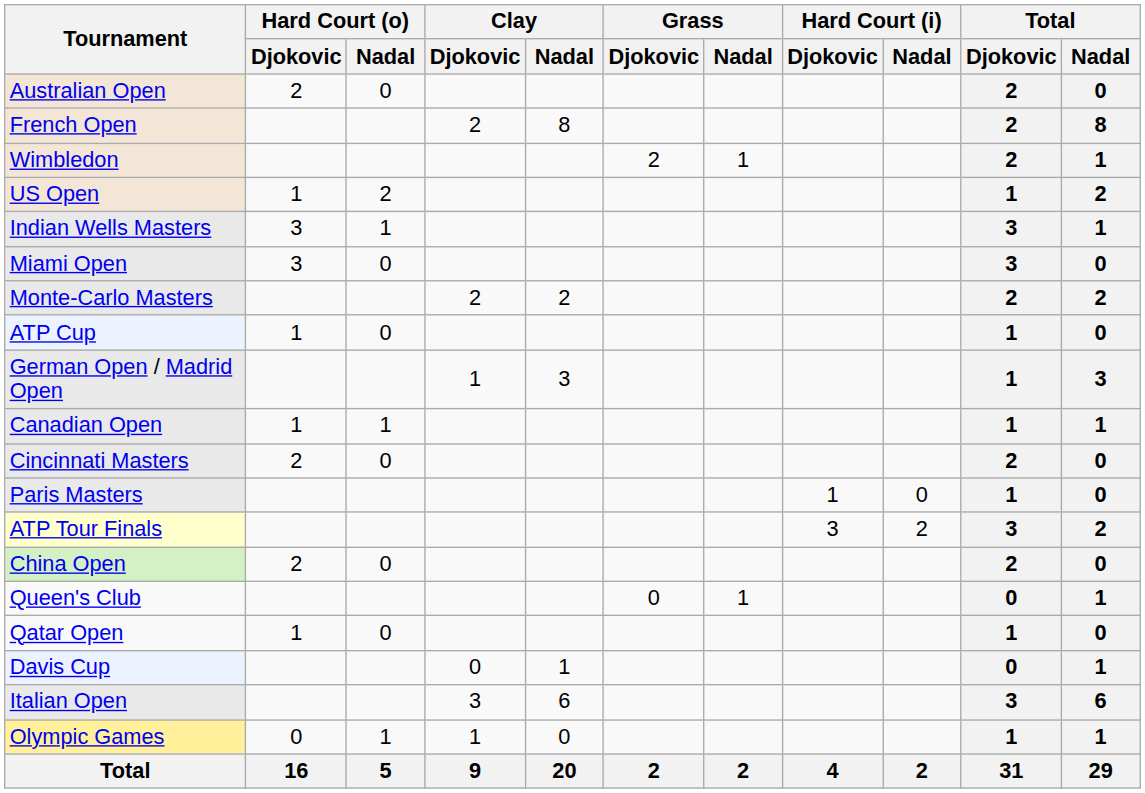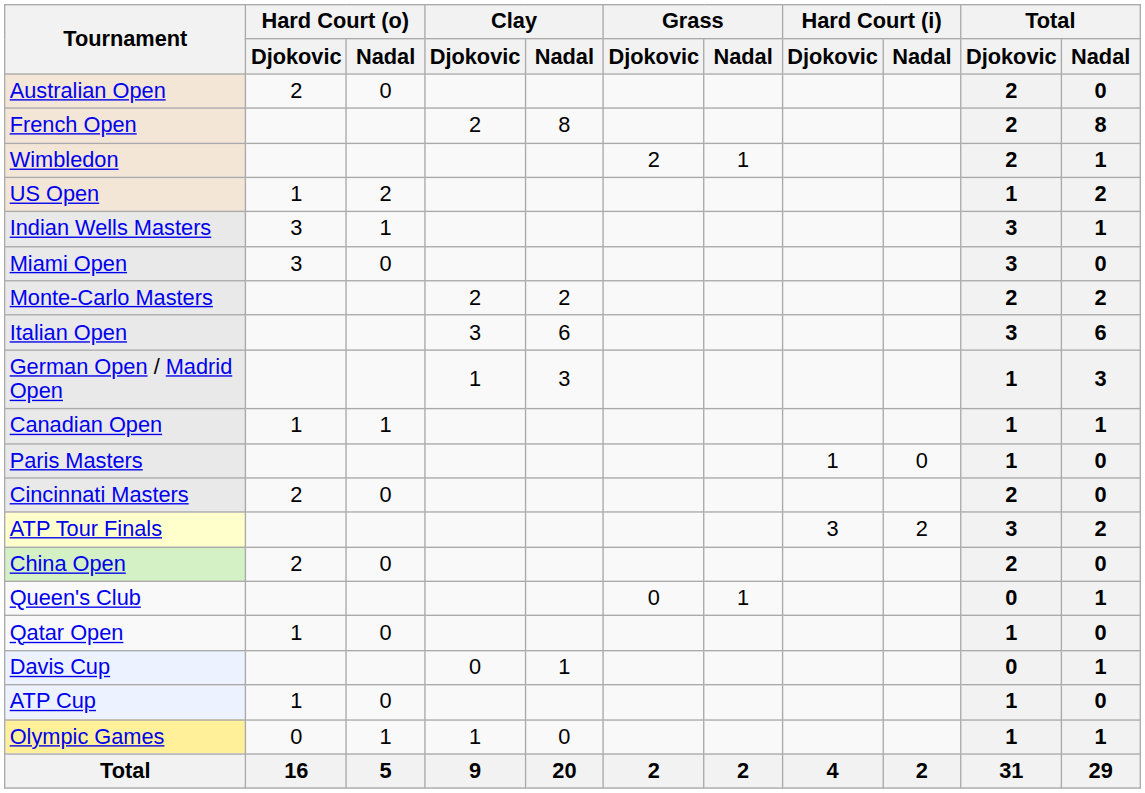rows swapped: (68, 701) <-> (53, 332)
rows swapped: (99, 460) <-> (76, 494)
